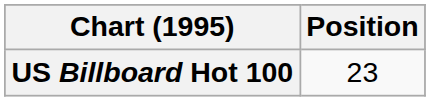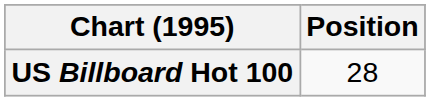(362, 72) 23 -> (362, 72) 28
